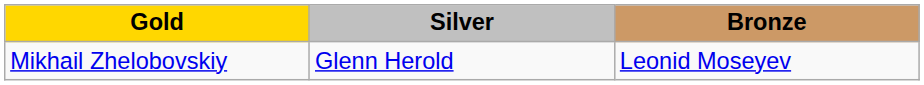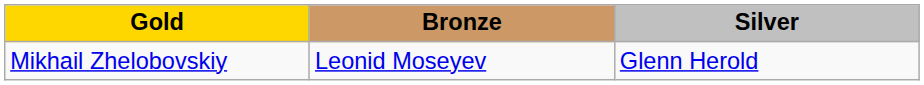columns swapped: (462, 23) <-> (767, 23)
